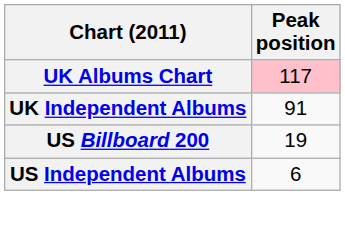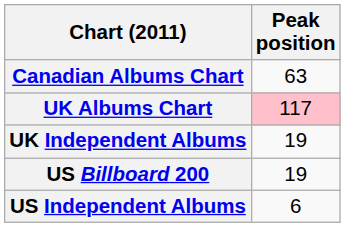+ row: (128, 76)
(296, 108) 91 -> (296, 141) 19
